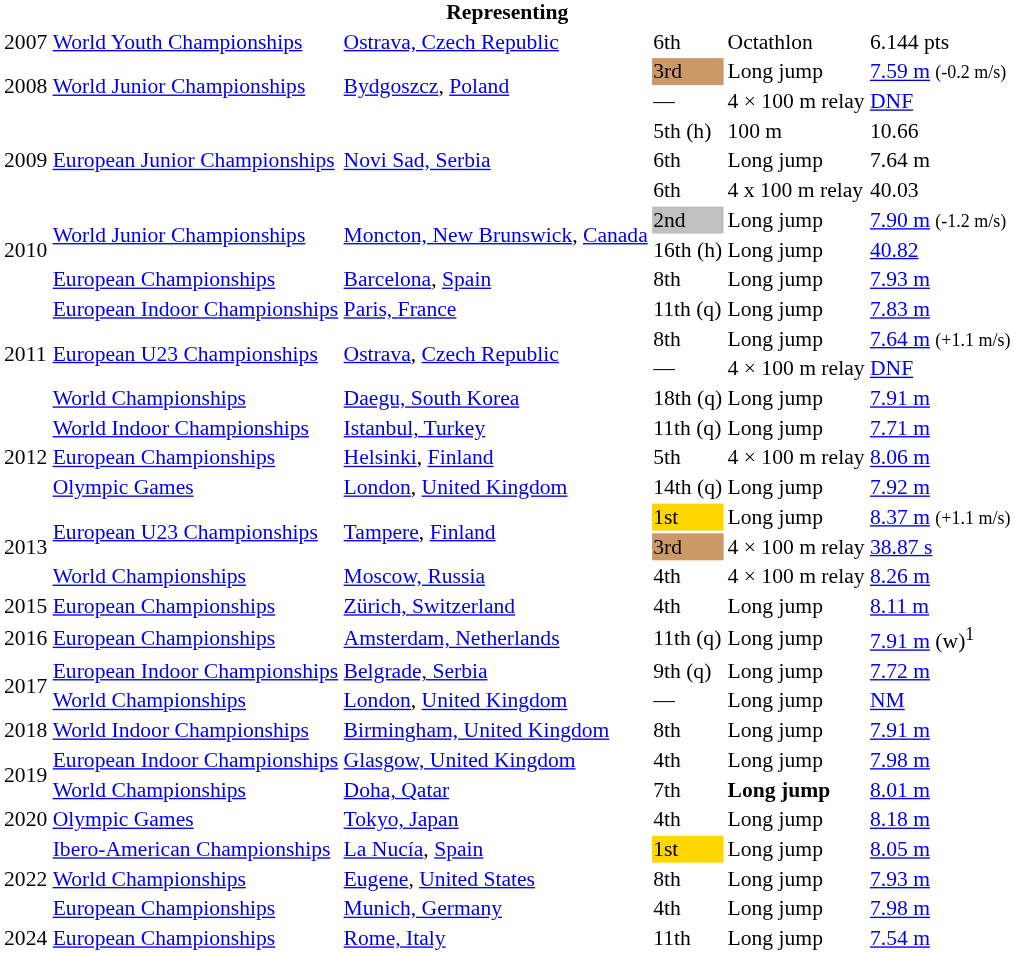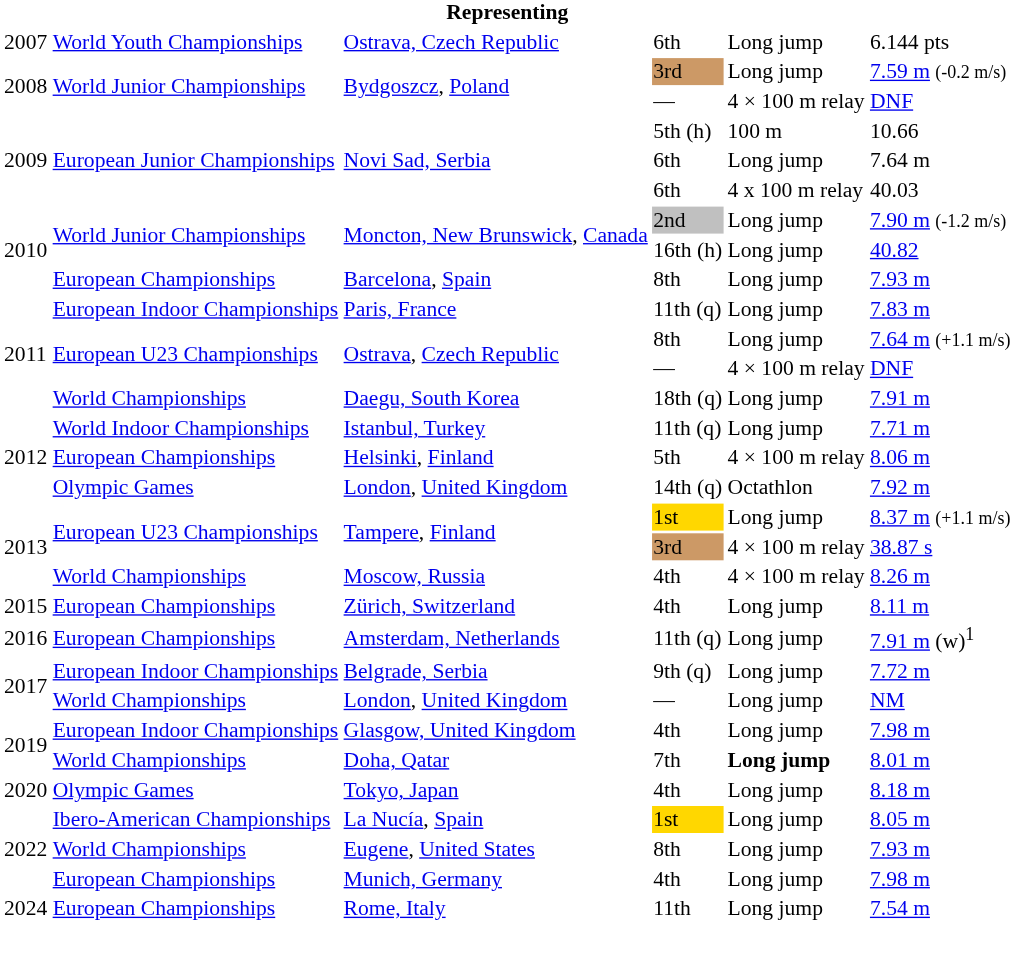(770, 41) Octathlon -> (775, 41) Long jump
(775, 487) Long jump -> (770, 487) Octathlon
- row: (477, 730)
